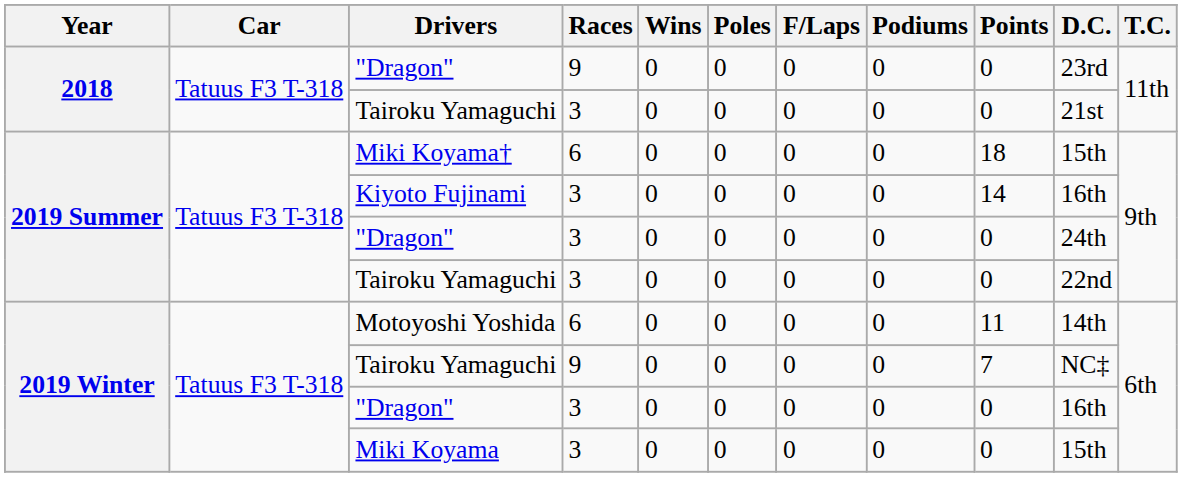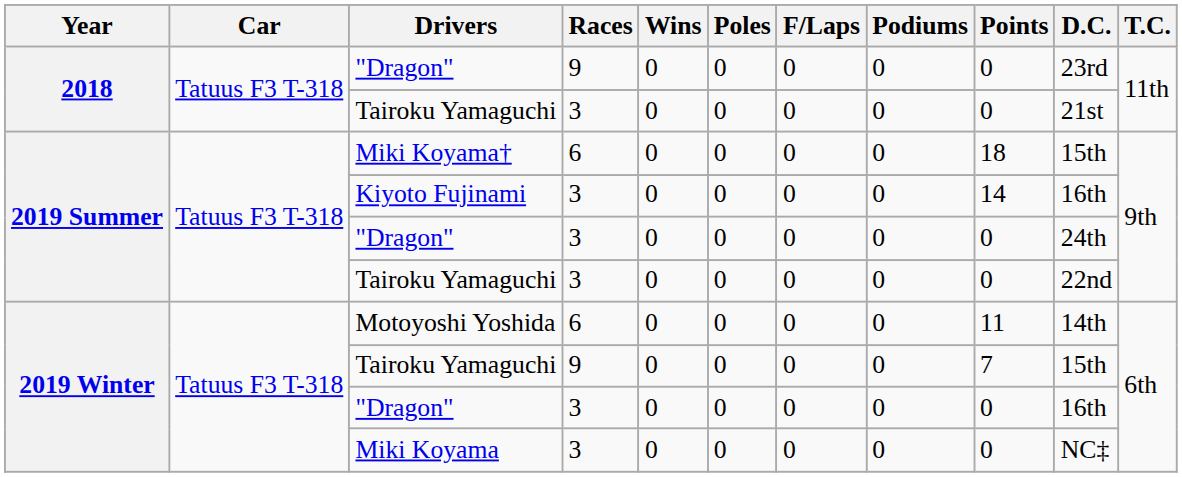(1085, 364) NC‡ -> (1084, 364) 15th
(1084, 449) 15th -> (1085, 449) NC‡
